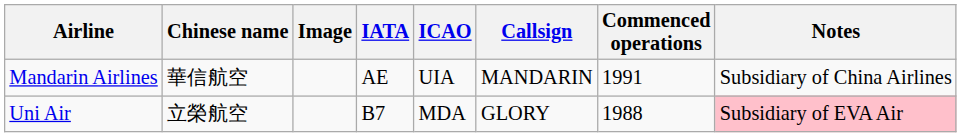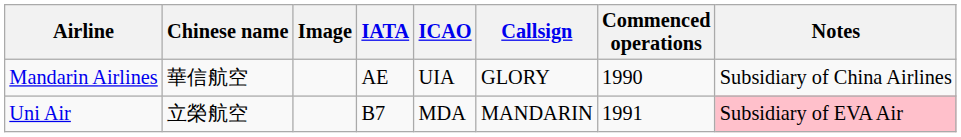(537, 77) MANDARIN -> (515, 77) GLORY
(622, 77) 1991 -> (622, 77) 1990
(515, 113) GLORY -> (537, 113) MANDARIN
(622, 113) 1988 -> (622, 113) 1991
